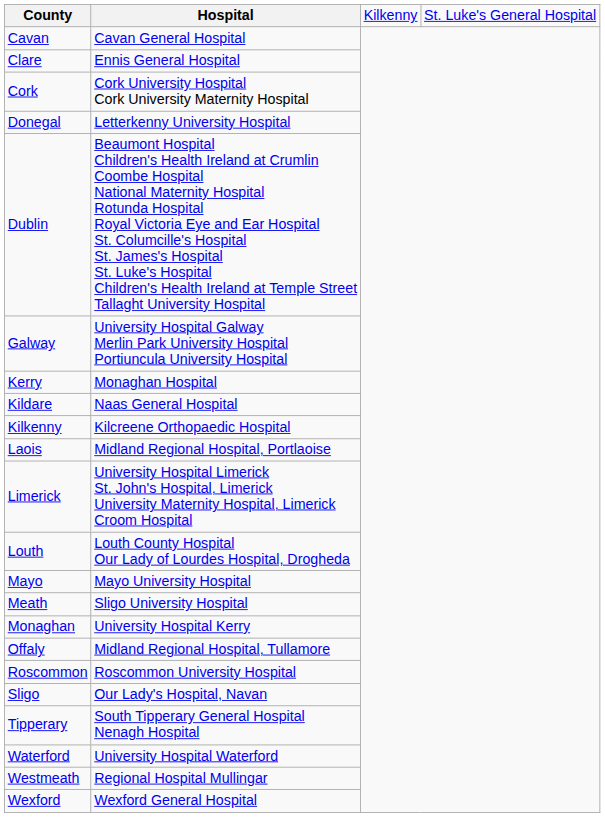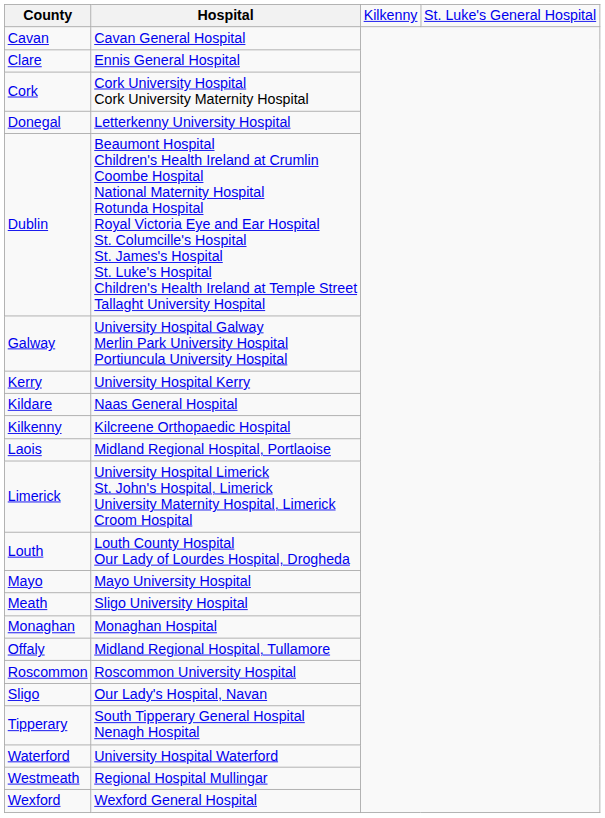(156, 382) Monaghan Hospital -> (172, 382) University Hospital Kerry
(172, 626) University Hospital Kerry -> (156, 626) Monaghan Hospital
